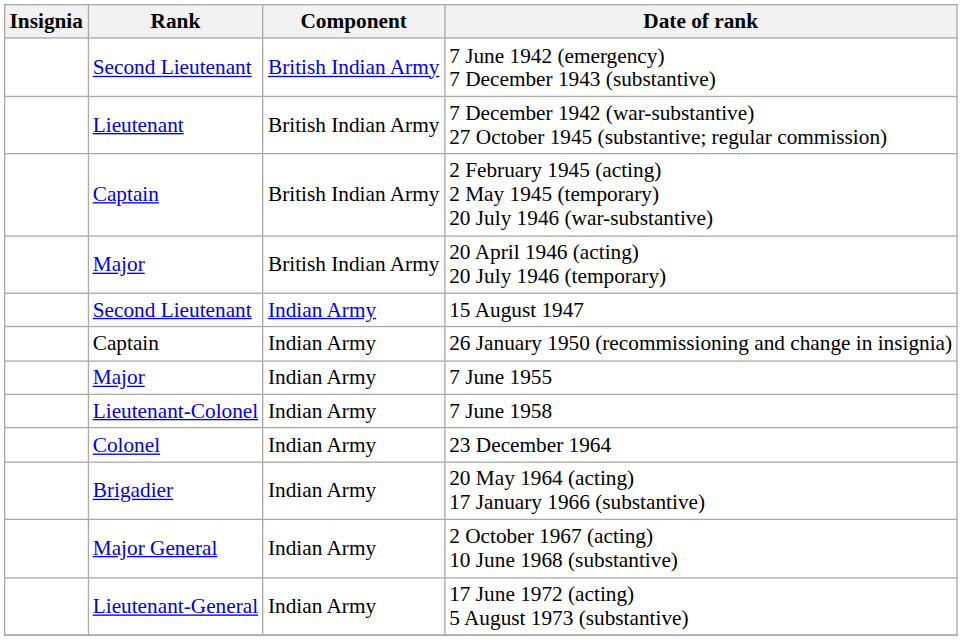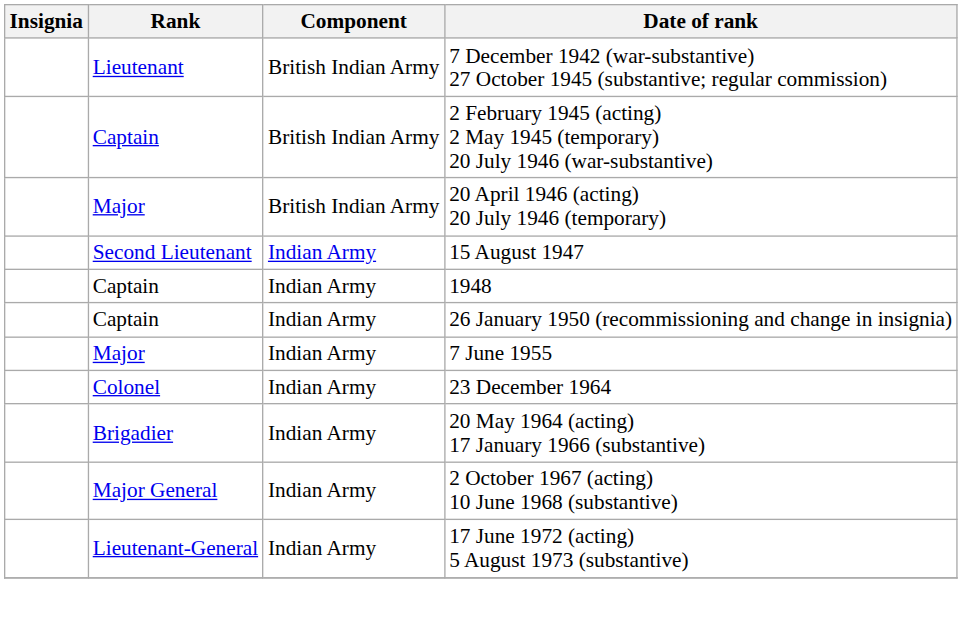- row: (582, 67)
+ row: (470, 285)
- row: (501, 411)
